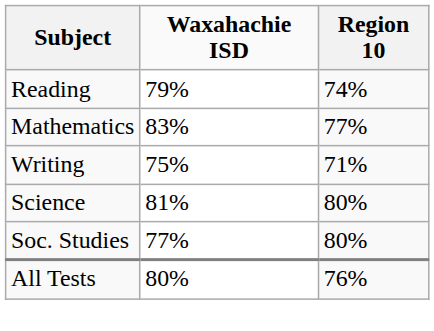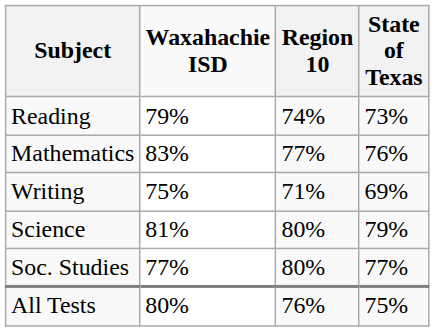+ column: (394, 51)
